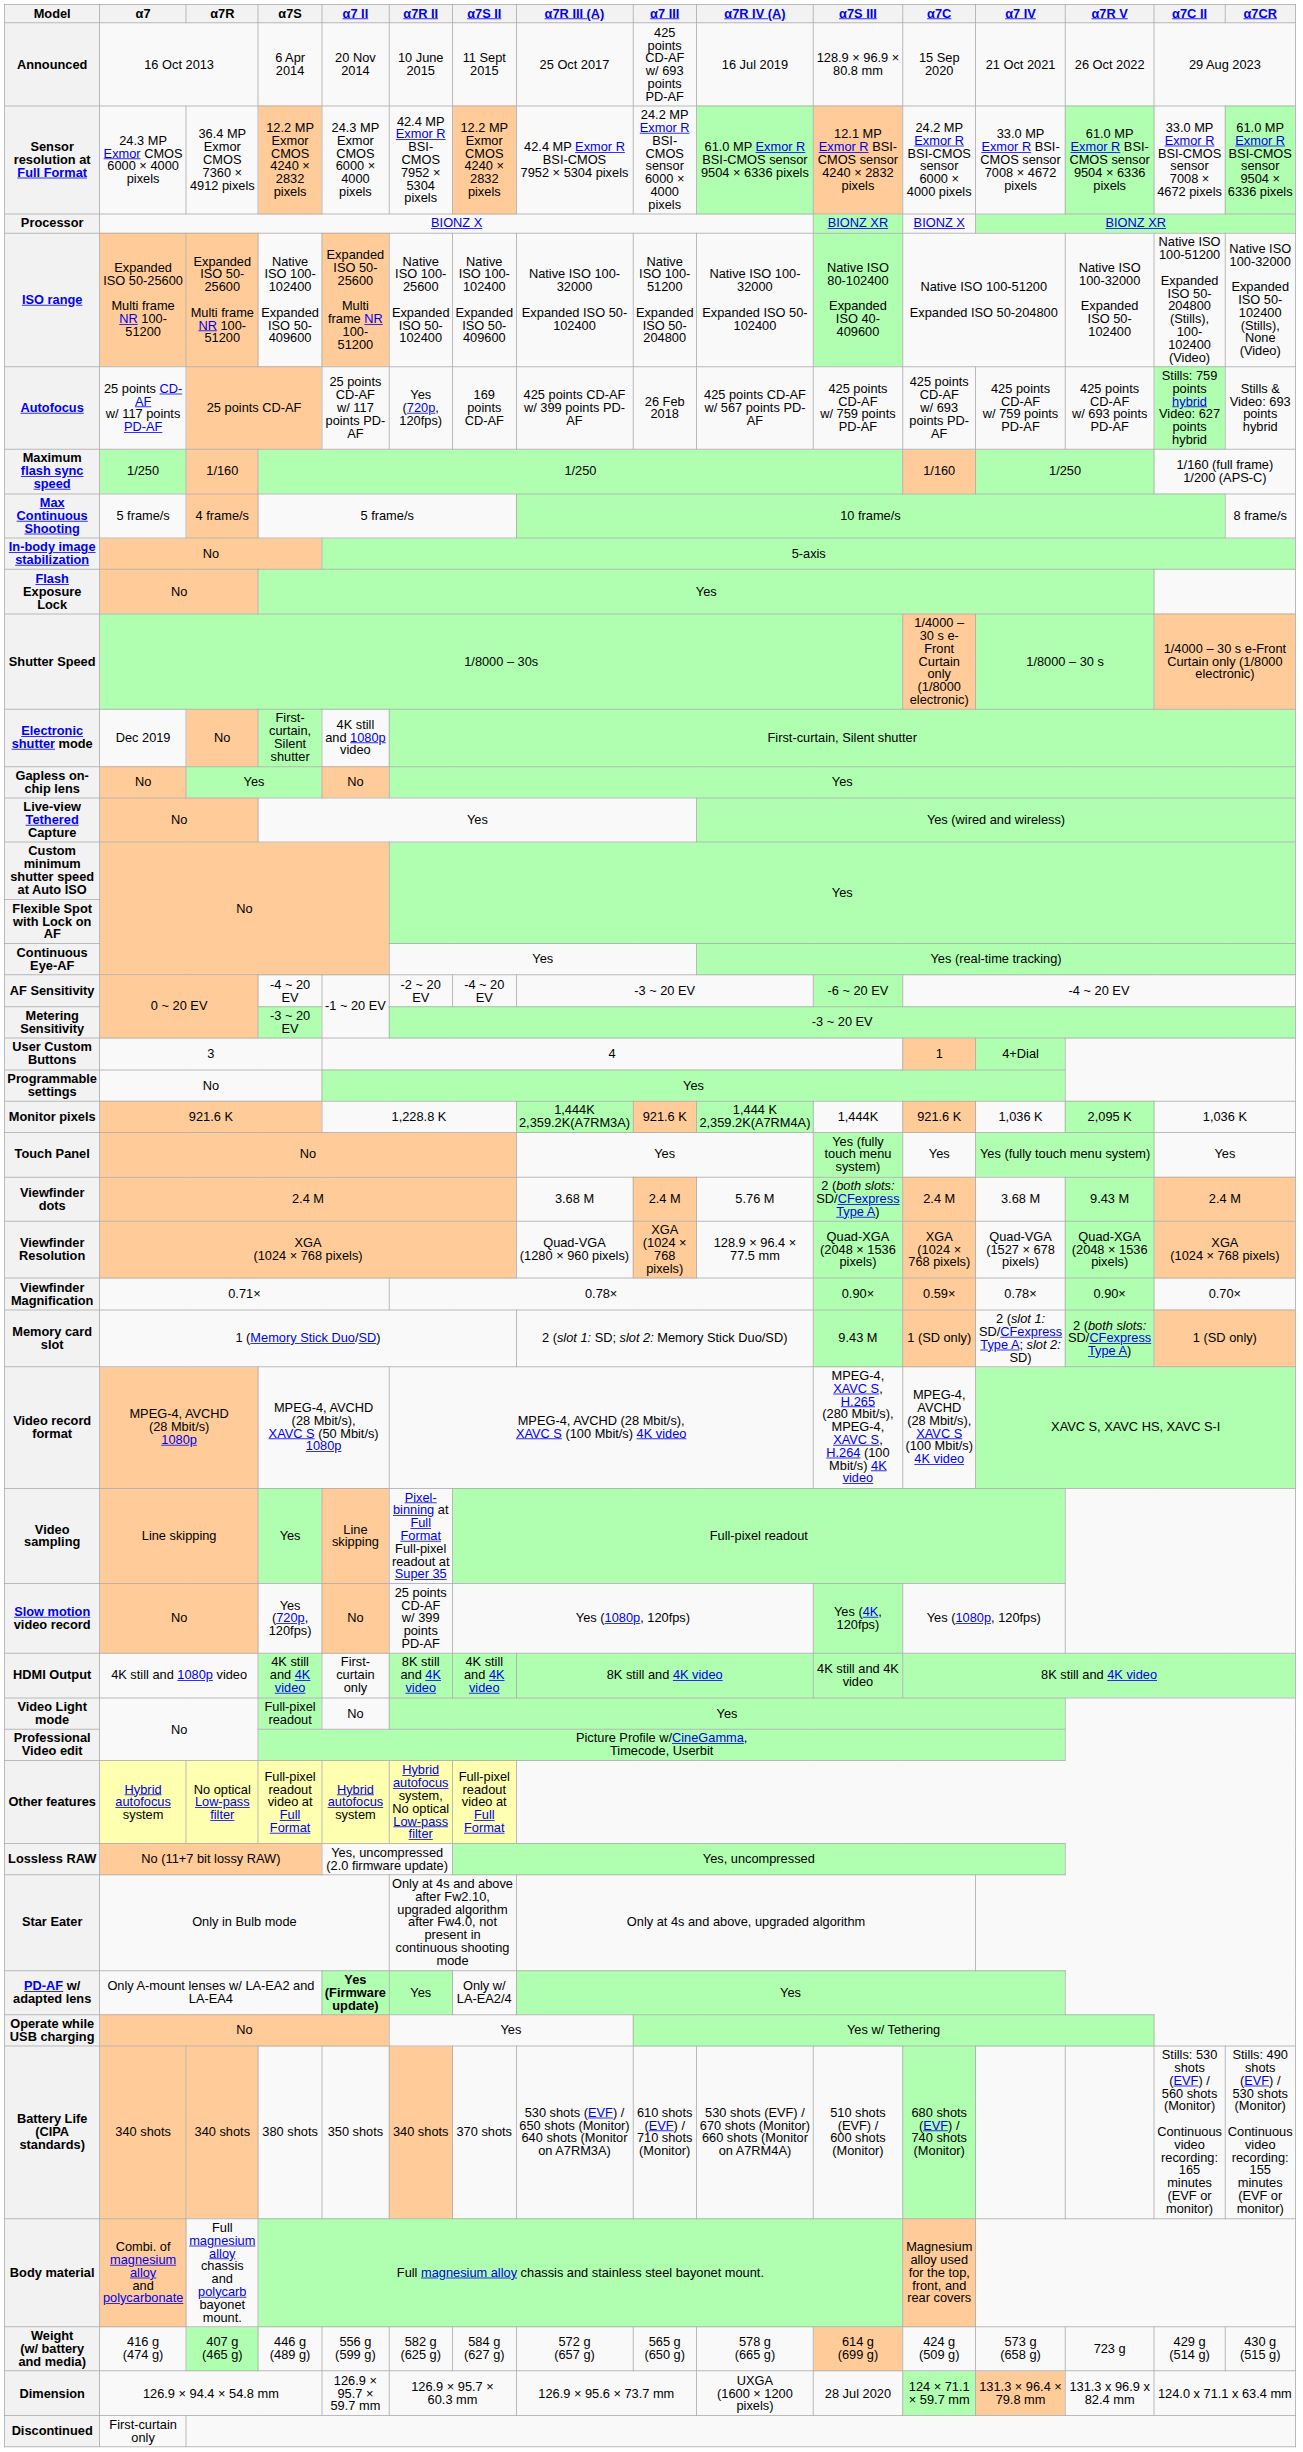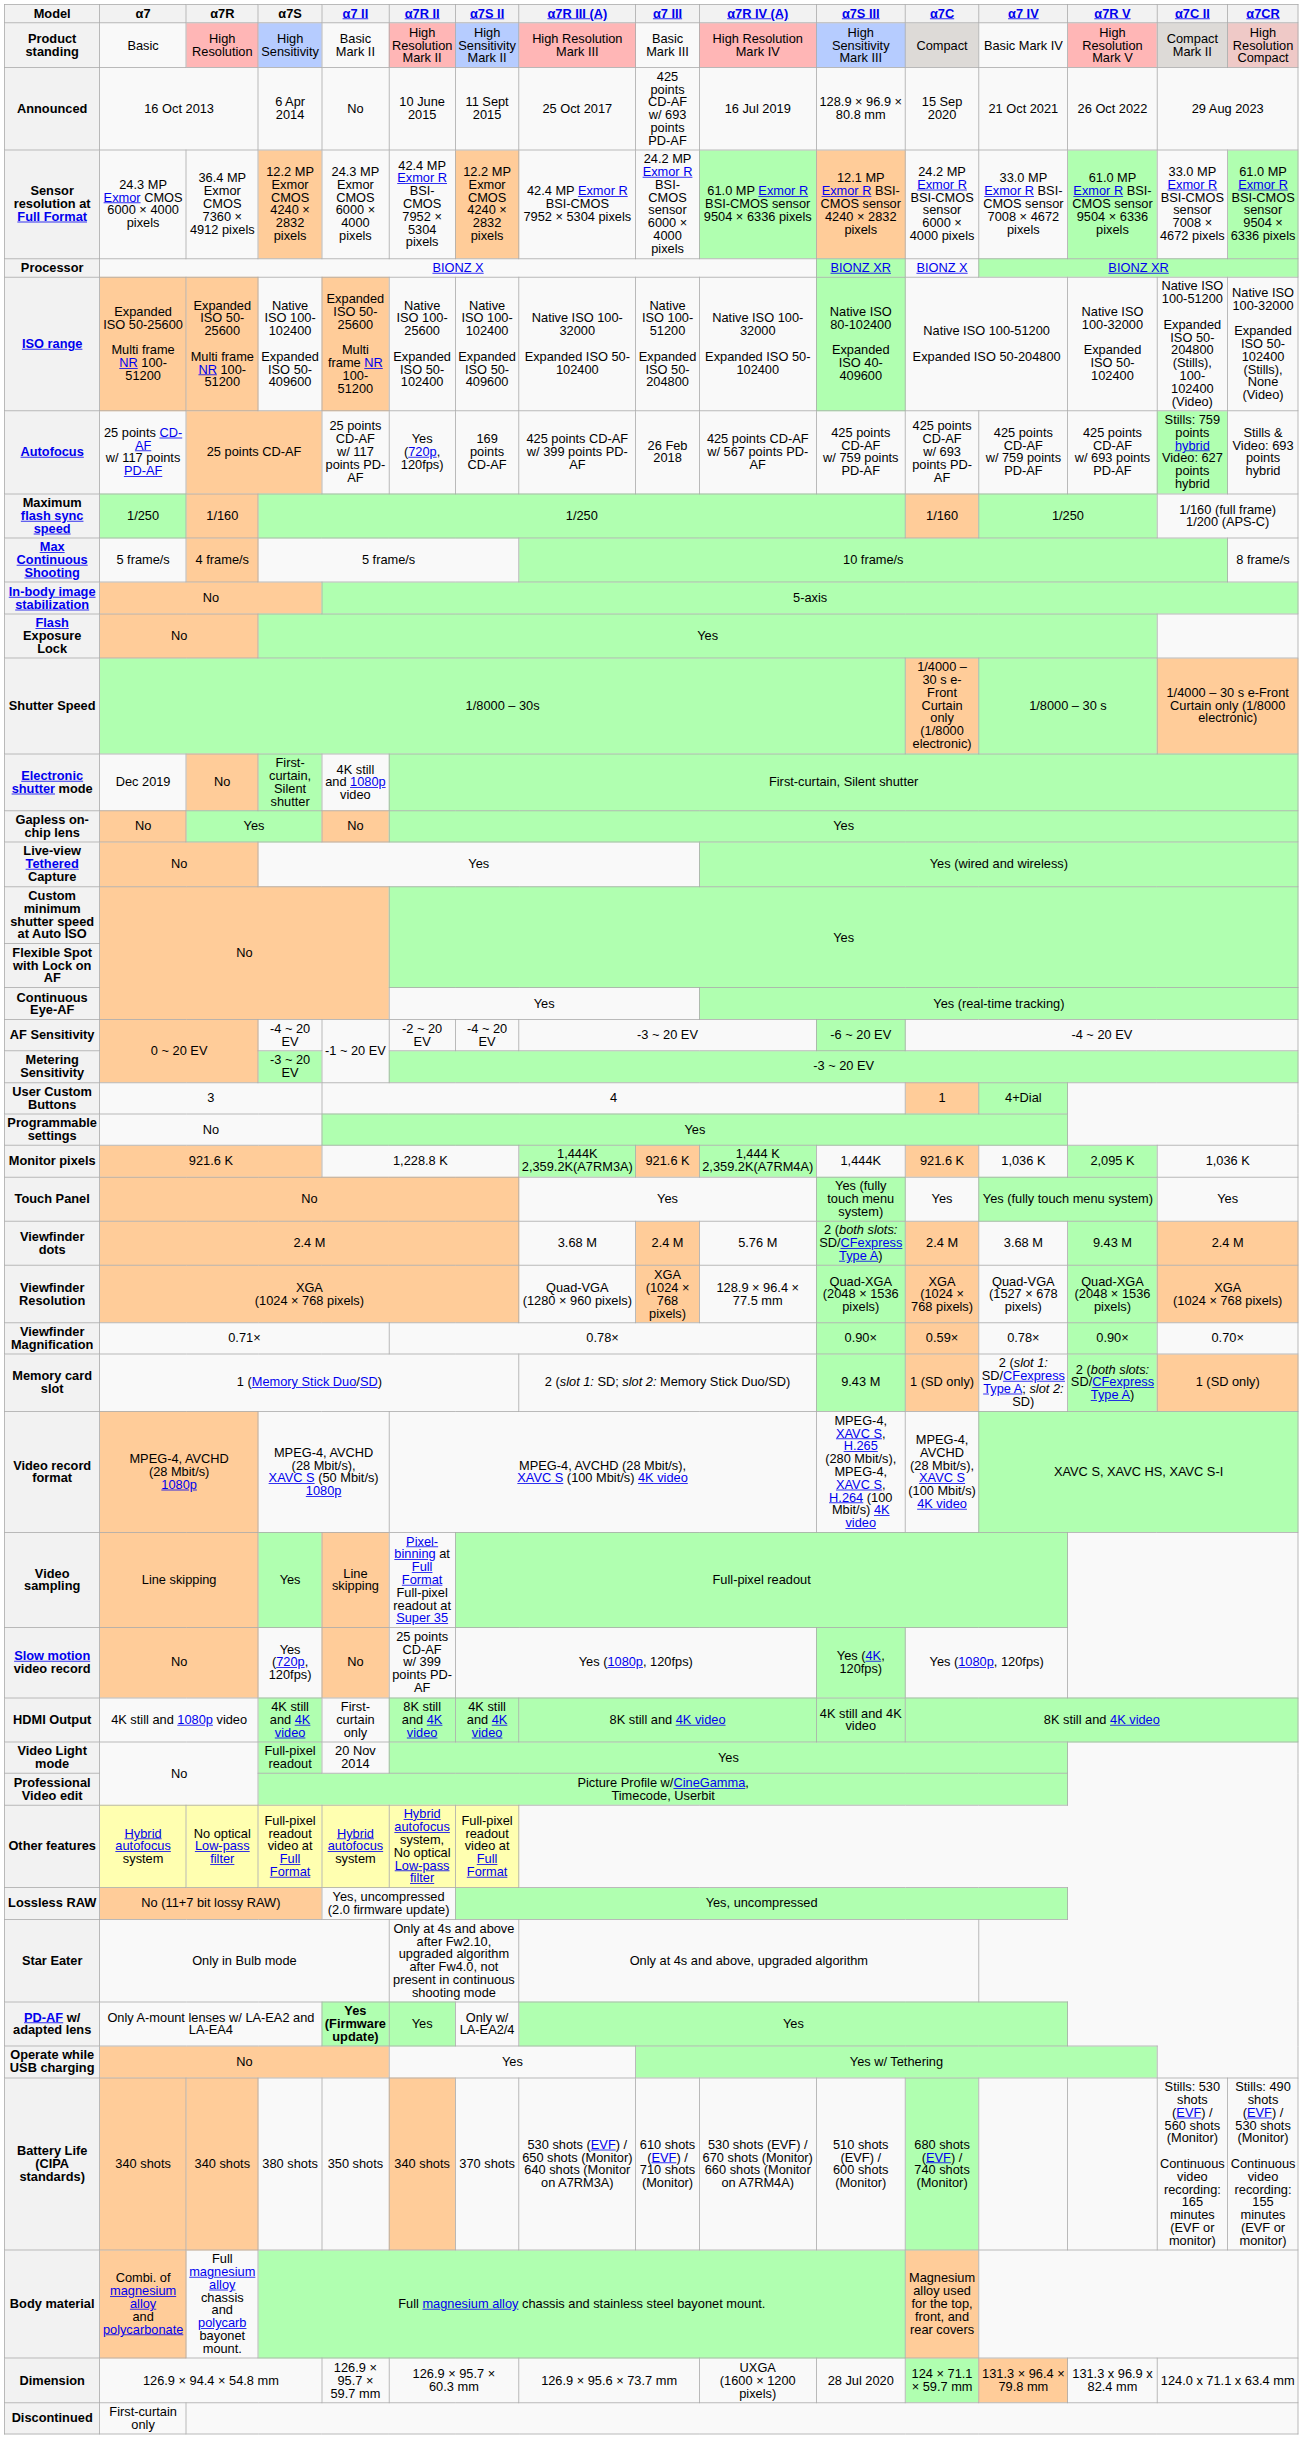+ row: (52, 45)
(355, 64) 20 Nov 2014 -> (355, 108) No
(355, 1713) No -> (355, 1757) 20 Nov 2014
- row: (52, 2349)
